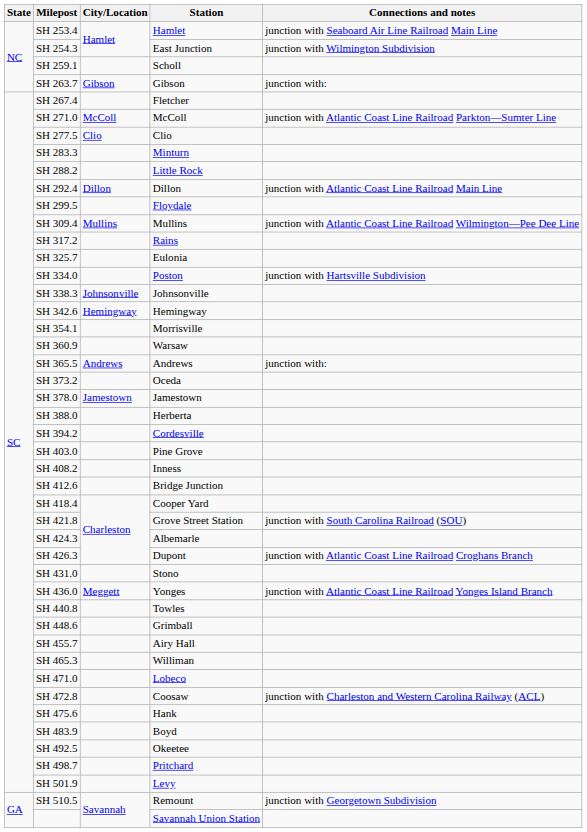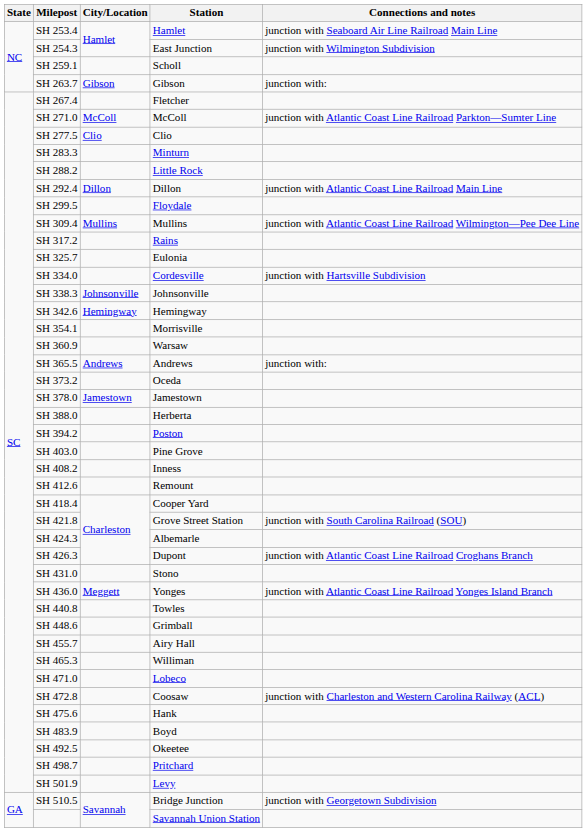(168, 275) Poston -> (178, 275) Cordesville
(178, 433) Cordesville -> (168, 433) Poston
(188, 485) Bridge Junction -> (173, 485) Remount
(173, 801) Remount -> (188, 801) Bridge Junction
